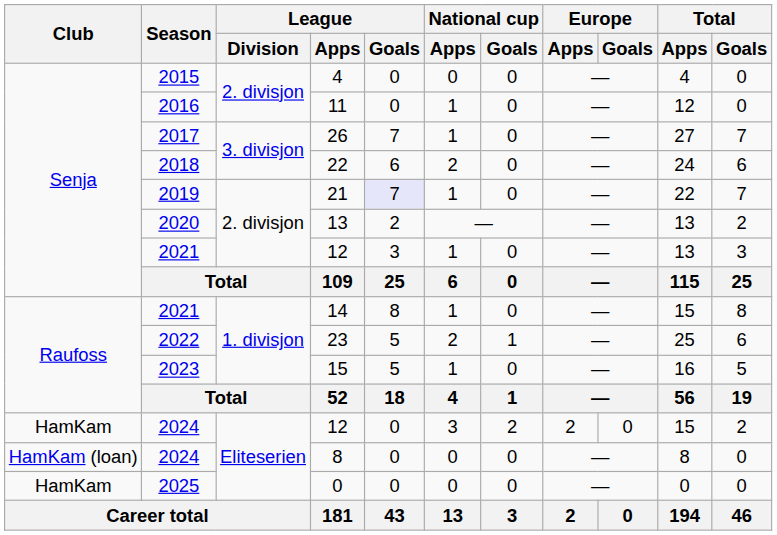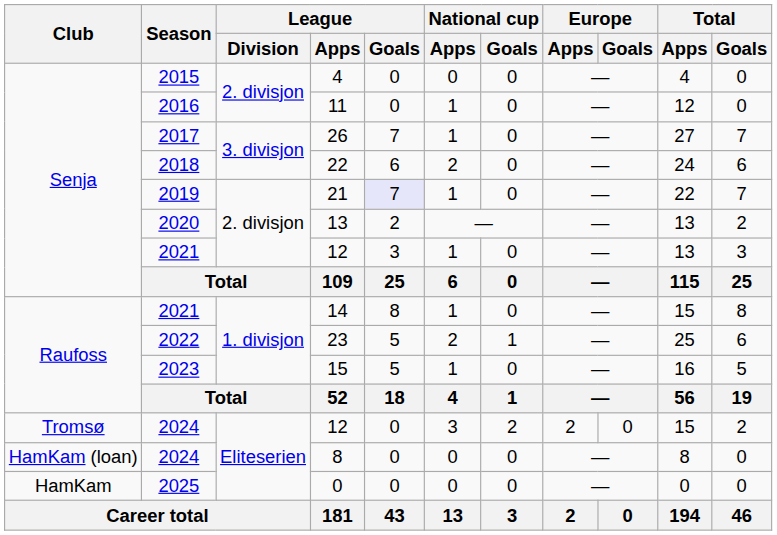(73, 427) HamKam -> (73, 427) Tromsø
